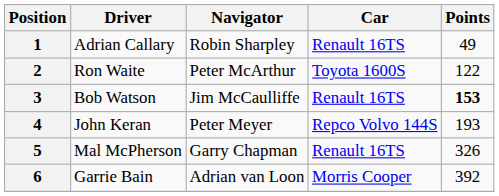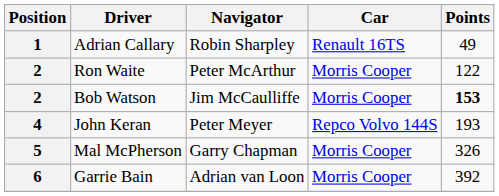(359, 71) Toyota 1600S -> (362, 71) Morris Cooper
(37, 97) 3 -> (37, 97) 2
(359, 97) Renault 16TS -> (362, 97) Morris Cooper
(359, 151) Renault 16TS -> (362, 151) Morris Cooper
